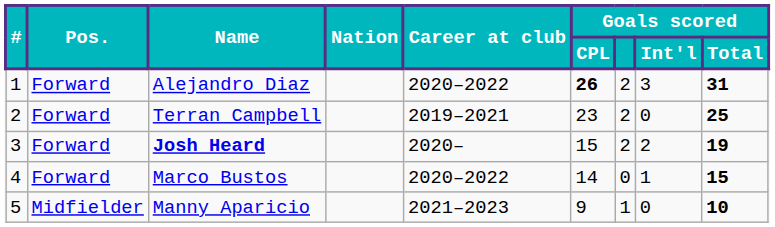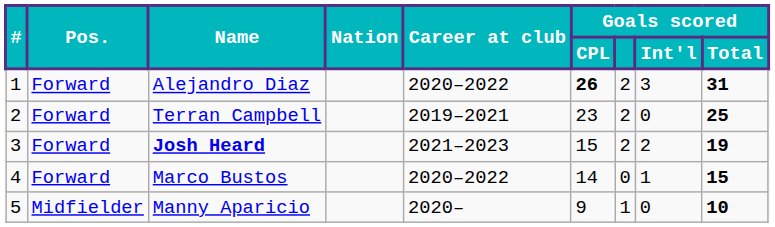(436, 146) 2020– -> (458, 146) 2021–2023
(458, 207) 2021–2023 -> (436, 207) 2020–
